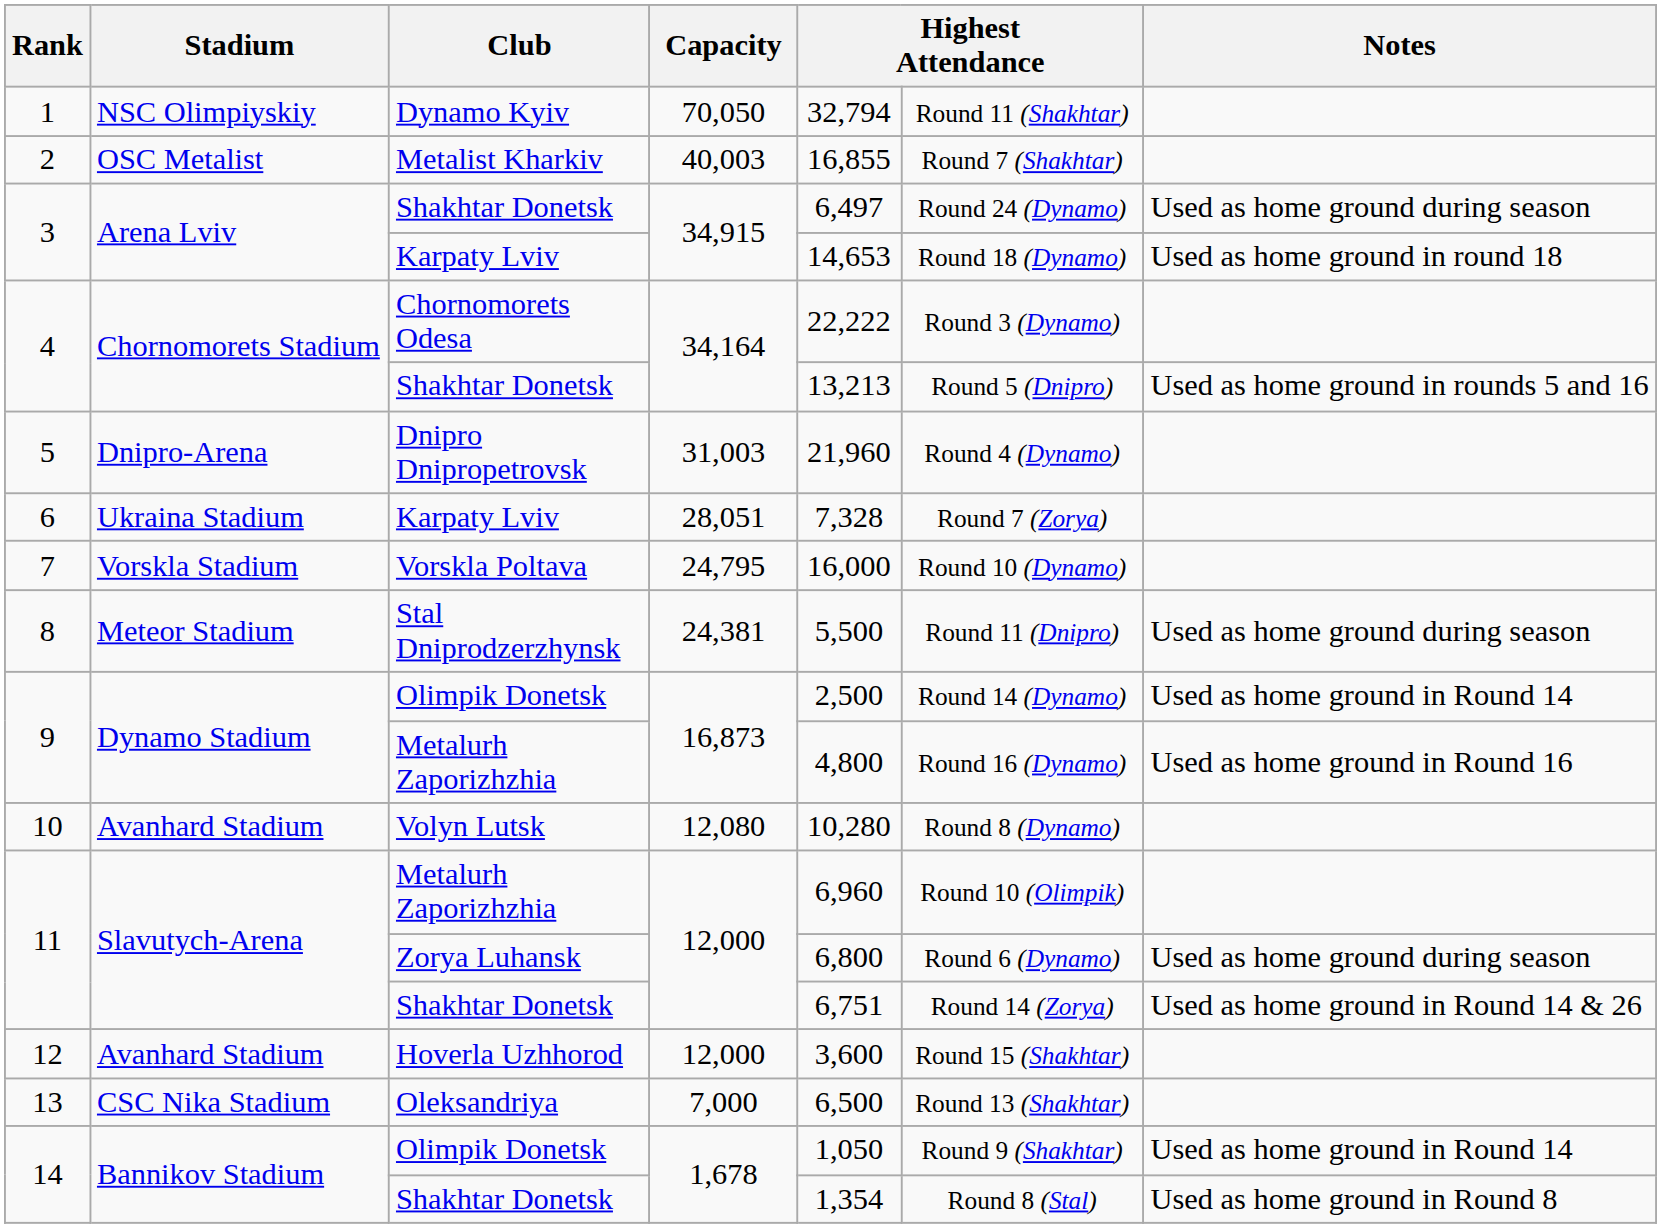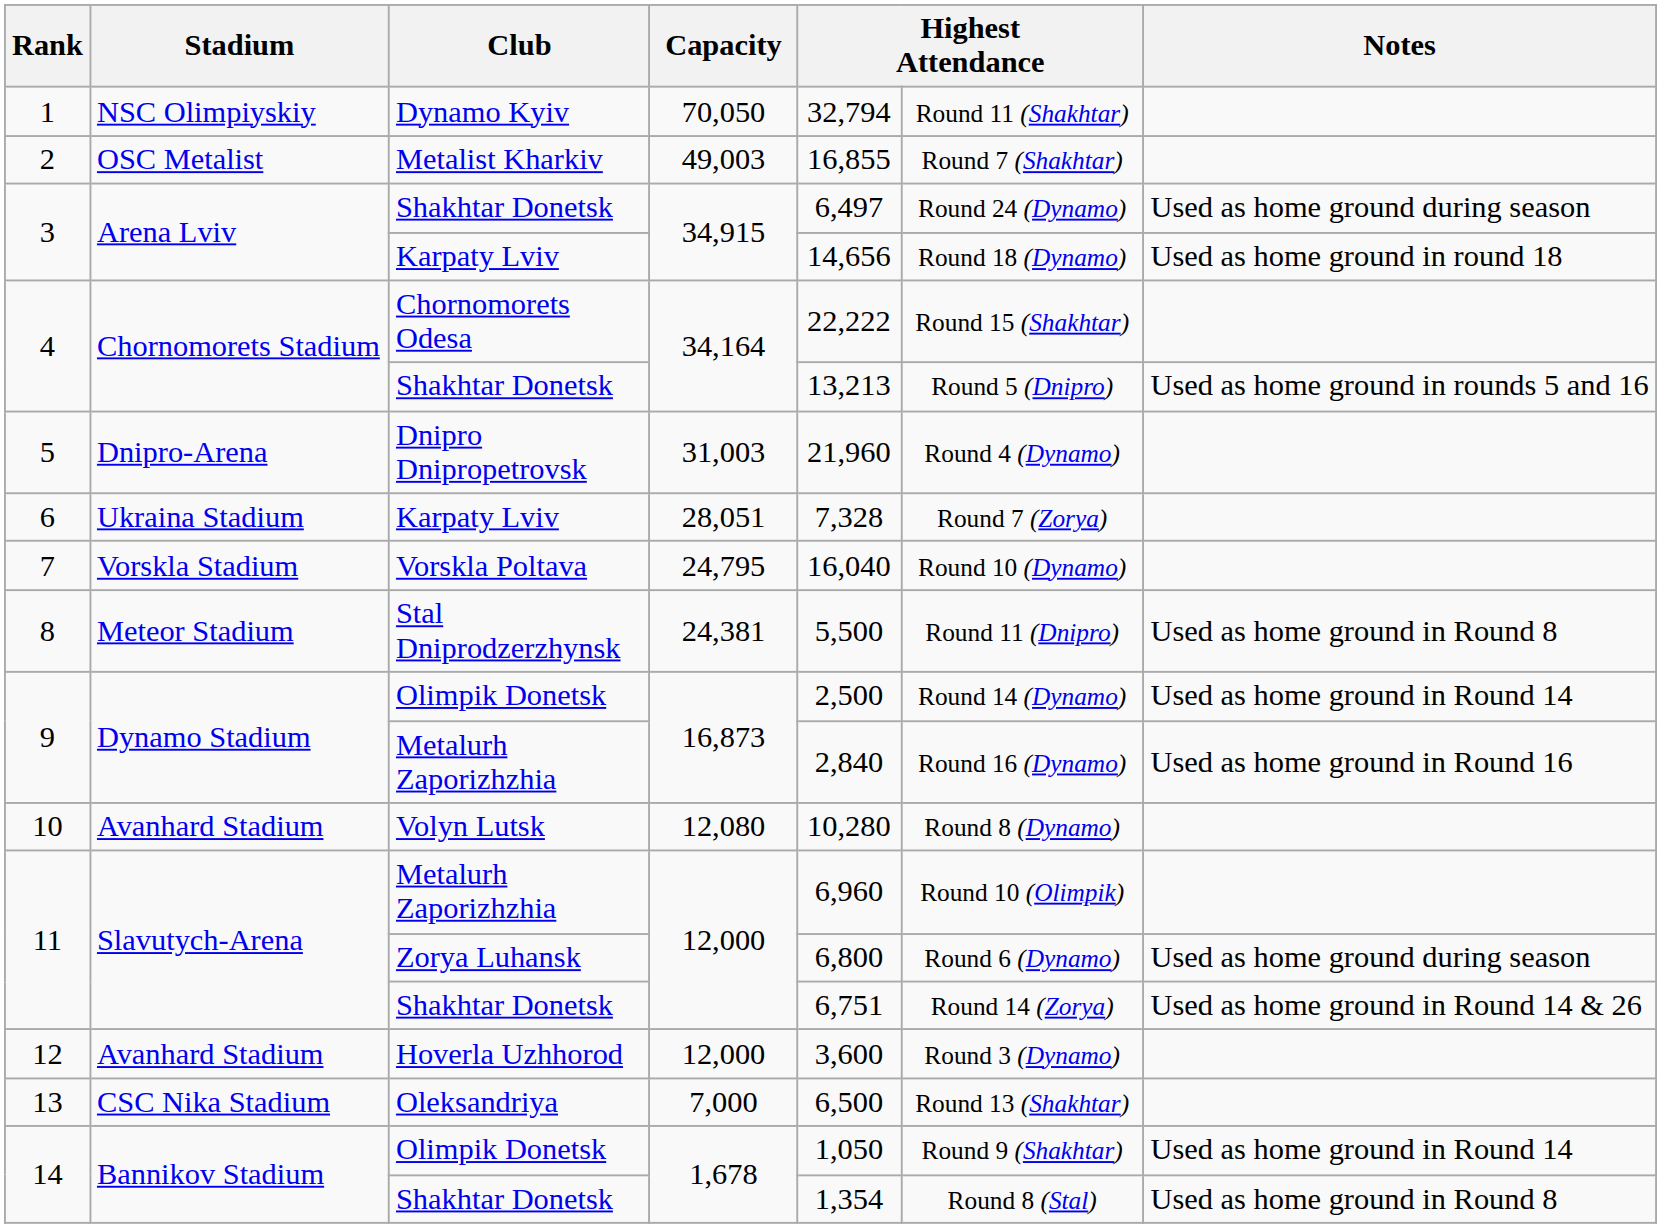(723, 159) 40,003 -> (723, 159) 49,003
(849, 255) 14,653 -> (849, 255) 14,656
(1022, 322) Round 3 (Dynamo) -> (1022, 322) Round 15 (Shakhtar)
(849, 565) 16,000 -> (849, 565) 16,040
(1370, 630) Used as home ground during season -> (1354, 630) Used as home ground in Round 8
(849, 761) 4,800 -> (849, 761) 2,840
(1022, 1055) Round 15 (Shakhtar) -> (1022, 1055) Round 3 (Dynamo)
